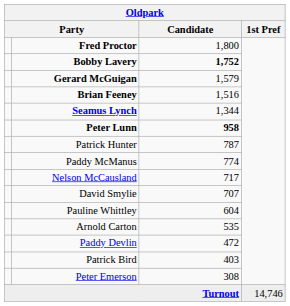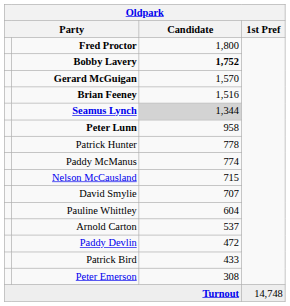(227, 78) 1,579 -> (227, 78) 1,570
(227, 111) no background -> (227, 111) lightgrey background
(231, 128) bold -> (231, 128) normal
(231, 144) 787 -> (231, 144) 778
(231, 177) 717 -> (231, 177) 715
(231, 227) 535 -> (231, 227) 537
(231, 260) 403 -> (231, 260) 433
(269, 293) 14,746 -> (269, 293) 14,748
